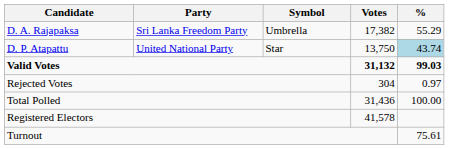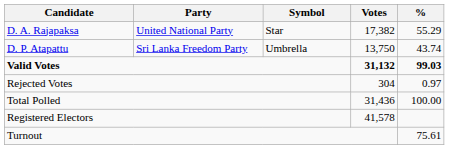(192, 30) Sri Lanka Freedom Party -> (185, 30) United National Party
(286, 30) Umbrella -> (274, 30) Star
(185, 48) United National Party -> (192, 48) Sri Lanka Freedom Party
(274, 48) Star -> (286, 48) Umbrella
(429, 48) lightblue background -> (429, 48) no background
